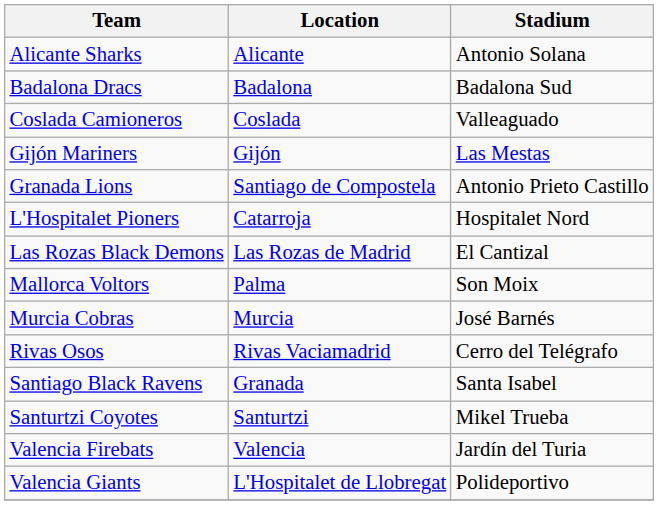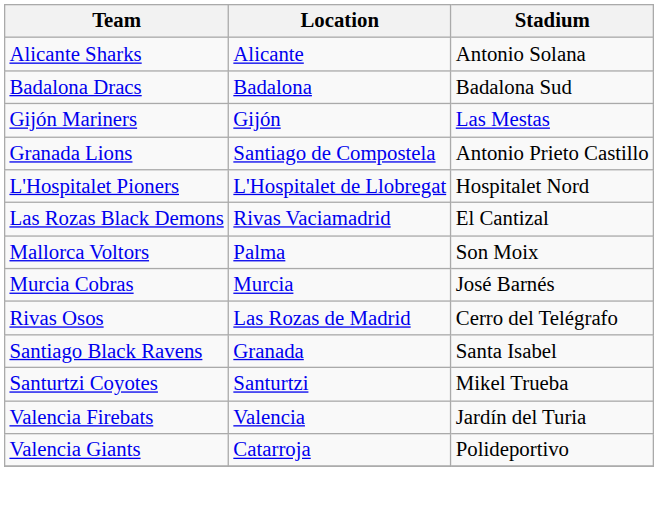- row: (96, 119)
(272, 218) Catarroja -> (340, 185) L'Hospitalet de Llobregat
(322, 251) Las Rozas de Madrid -> (312, 218) Rivas Vaciamadrid
(312, 350) Rivas Vaciamadrid -> (322, 317) Las Rozas de Madrid
(340, 482) L'Hospitalet de Llobregat -> (272, 449) Catarroja
